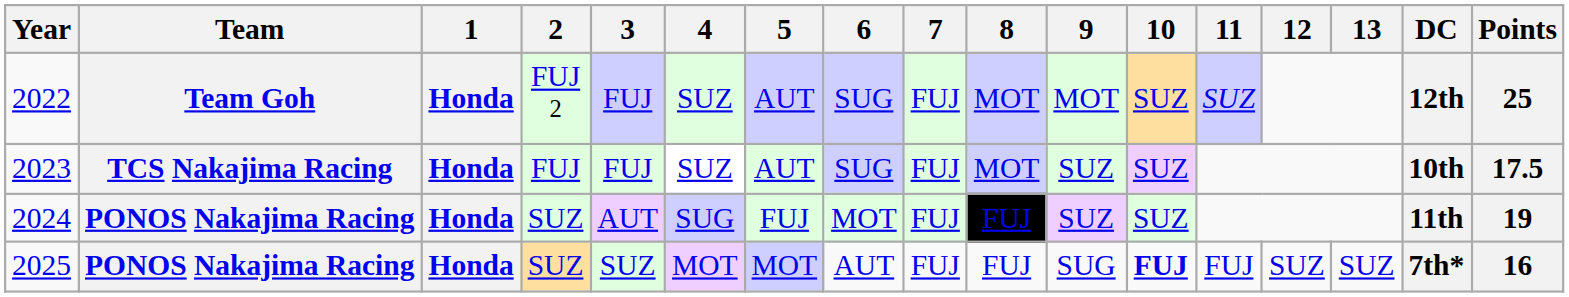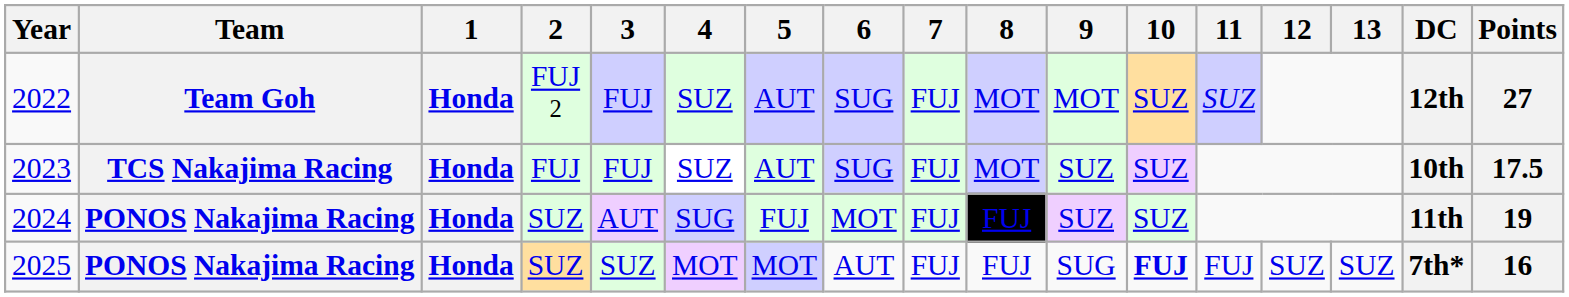(1518, 98) 25 -> (1518, 98) 27
